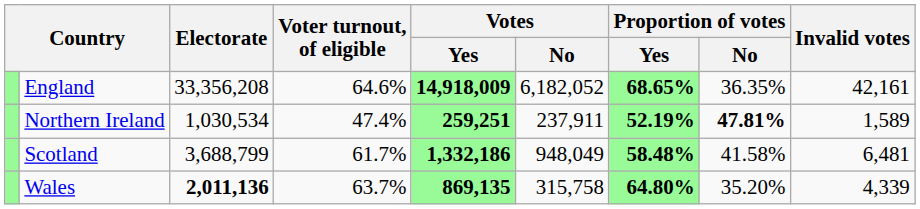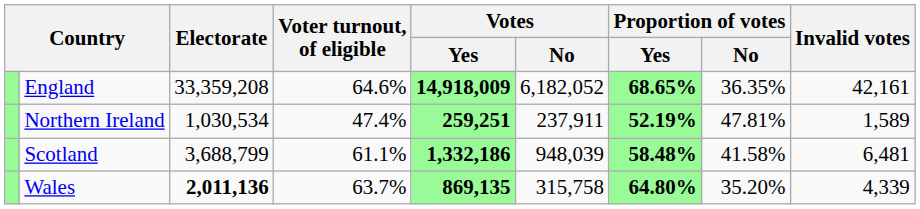(221, 87) 33,356,208 -> (221, 87) 33,359,208
(751, 120) bold -> (753, 120) normal
(379, 154) 61.7% -> (379, 154) 61.1%
(570, 154) 948,049 -> (570, 154) 948,039
